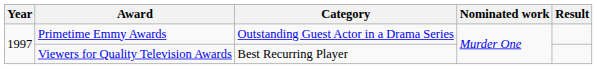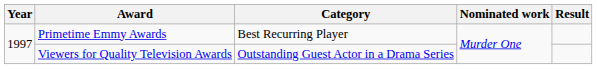(346, 34) Outstanding Guest Actor in a Drama Series -> (293, 34) Best Recurring Player
(293, 53) Best Recurring Player -> (346, 53) Outstanding Guest Actor in a Drama Series
